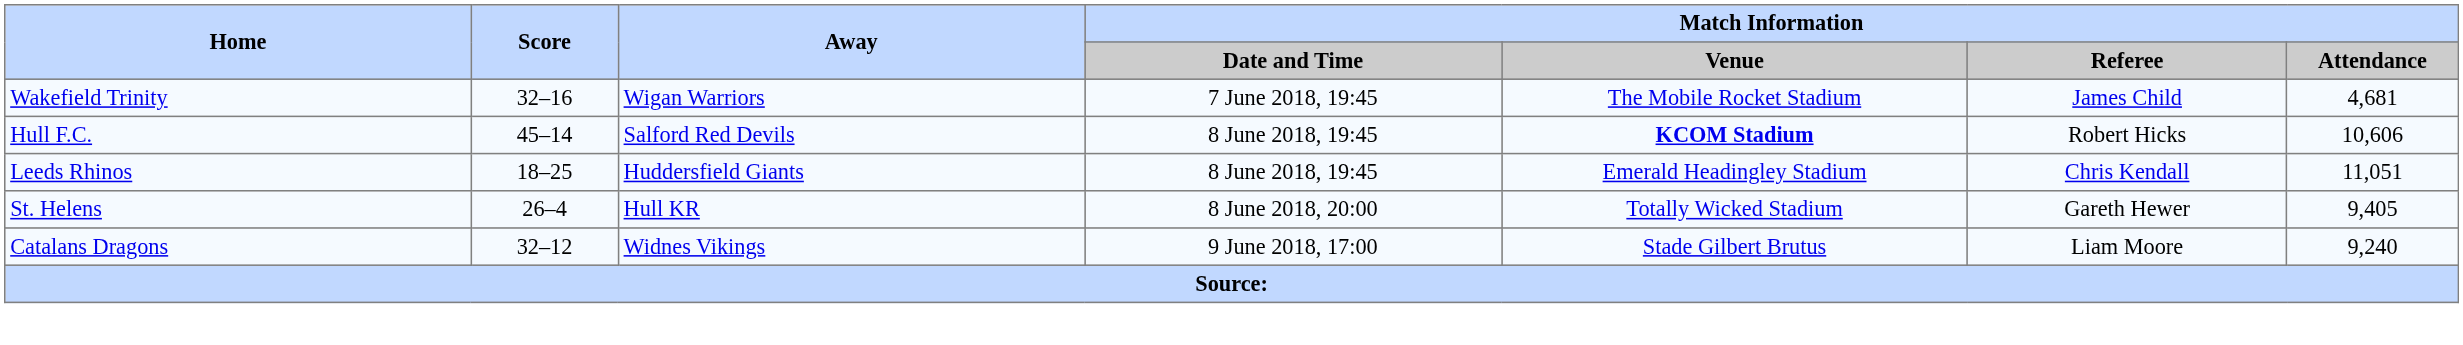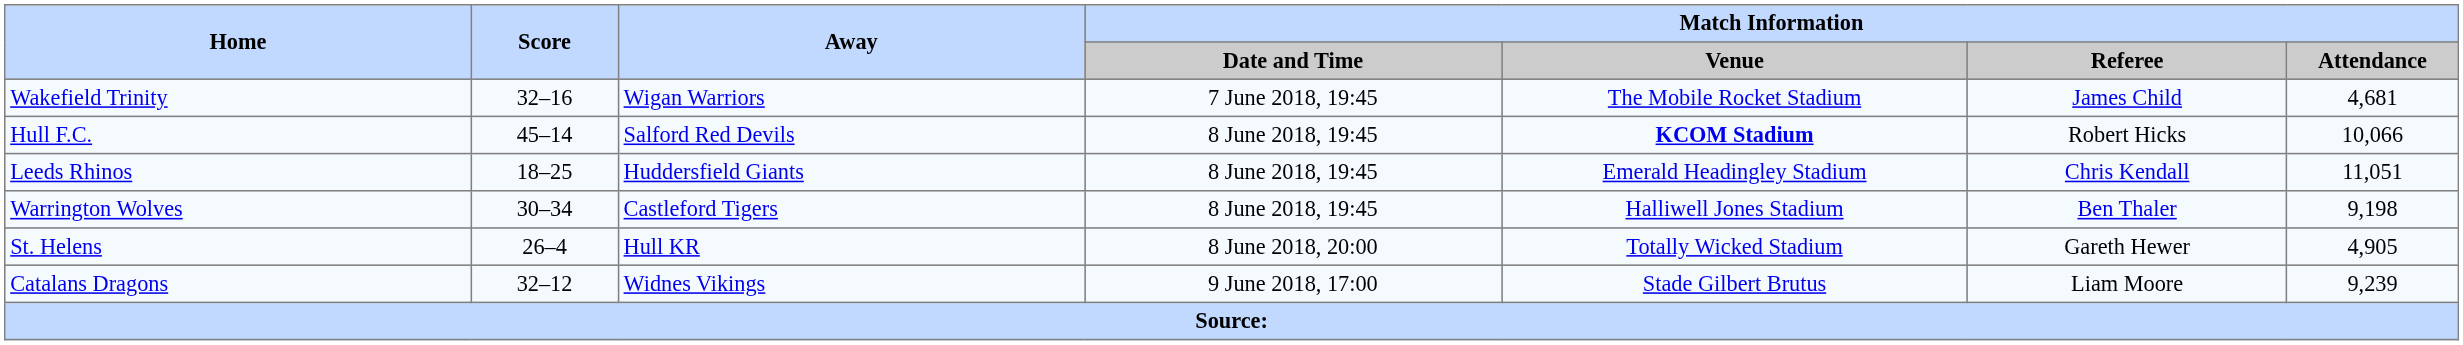(2373, 134) 10,606 -> (2373, 134) 10,066
+ row: (96, 209)
(2373, 209) 9,405 -> (2373, 246) 4,905
(2373, 246) 9,240 -> (2373, 283) 9,239
